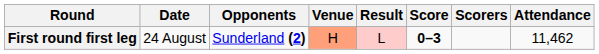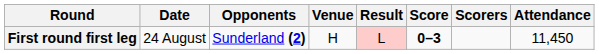(333, 37) lightsalmon background -> (333, 37) no background
(552, 37) 11,462 -> (552, 37) 11,450
